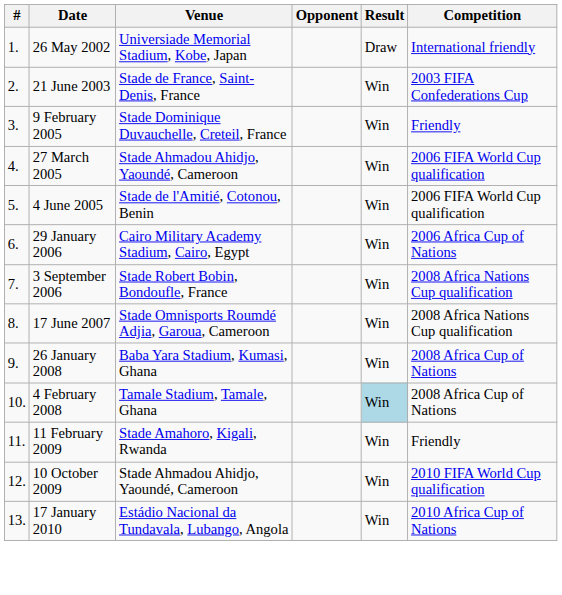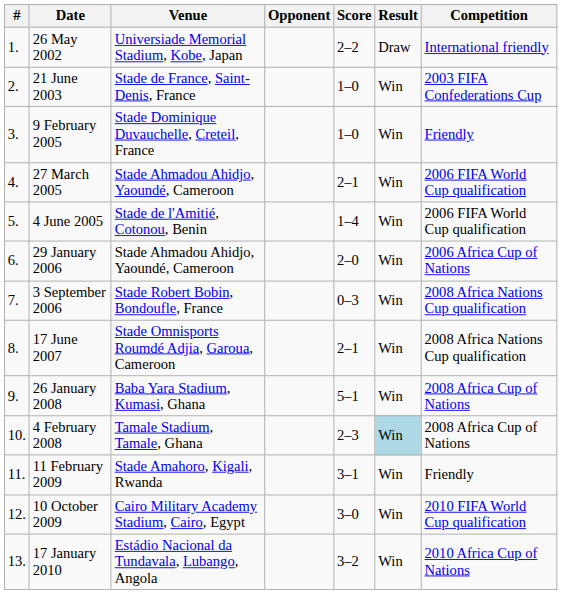+ column: (354, 16)
(190, 244) Cairo Military Academy Stadium, Cairo, Egypt -> (184, 261) Stade Ahmadou Ahidjo, Yaoundé, Cameroon
(189, 481) Stade Ahmadou Ahidjo, Yaoundé, Cameroon -> (186, 514) Cairo Military Academy Stadium, Cairo, Egypt
